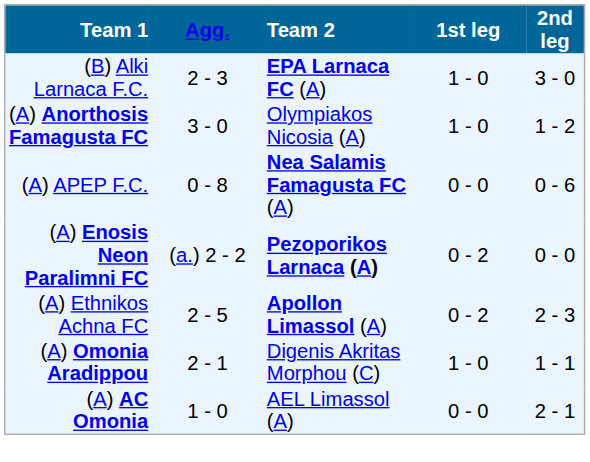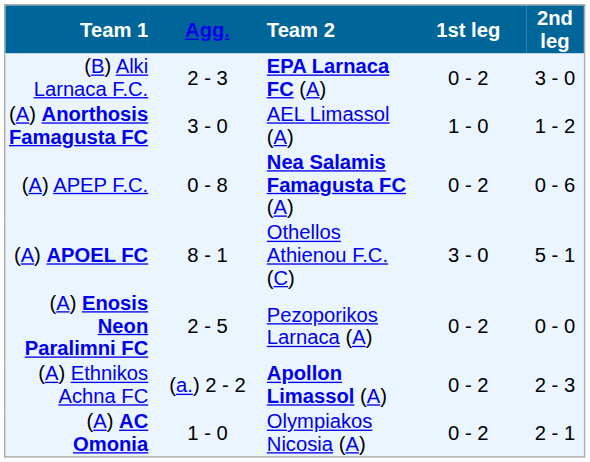(468, 77) 1 - 0 -> (468, 77) 0 - 2
(320, 125) Olympiakos Nicosia (A) -> (328, 125) AEL Limassol (A)
(468, 184) 0 - 0 -> (468, 184) 0 - 2
+ row: (81, 255)
(208, 255) (a.) 2 - 2 -> (208, 325) 2 - 5
(327, 255) bold -> (322, 325) normal
(208, 314) 2 - 5 -> (208, 384) (a.) 2 - 2
- row: (94, 362)
(328, 410) AEL Limassol (A) -> (320, 432) Olympiakos Nicosia (A)
(468, 410) 0 - 0 -> (468, 432) 0 - 2
